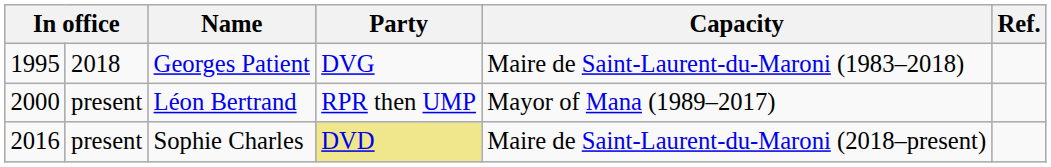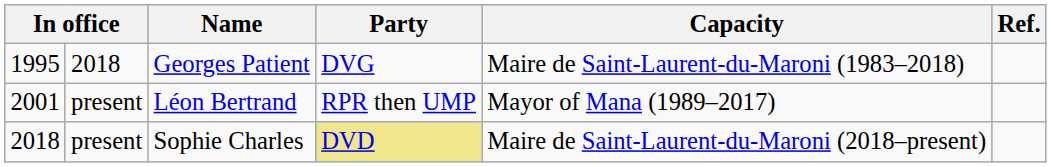(35, 102) 2000 -> (35, 102) 2001
(35, 141) 2016 -> (35, 141) 2018
